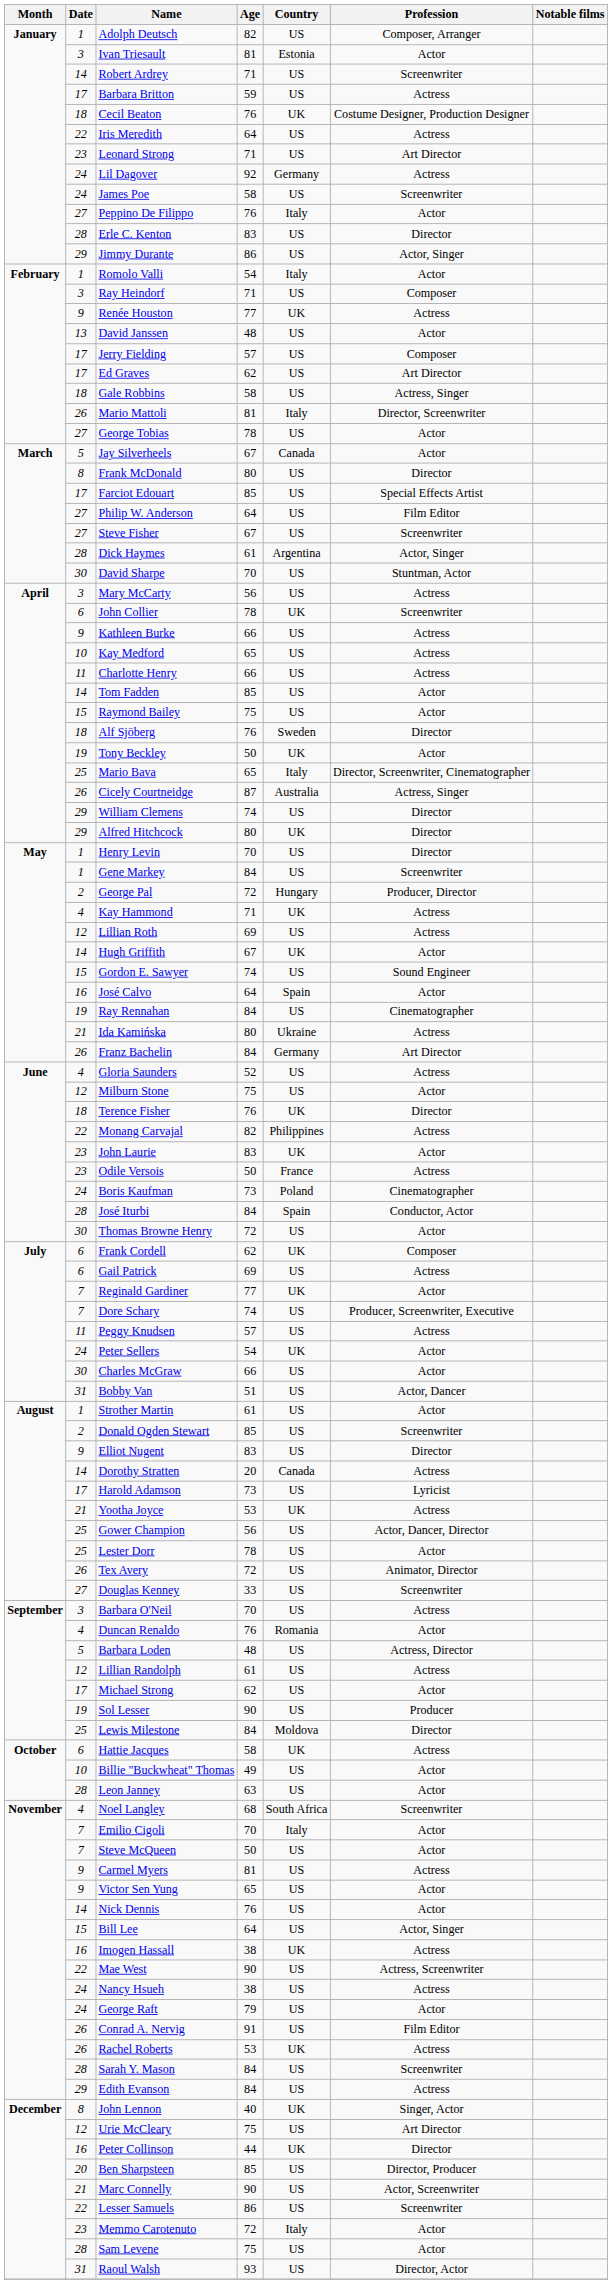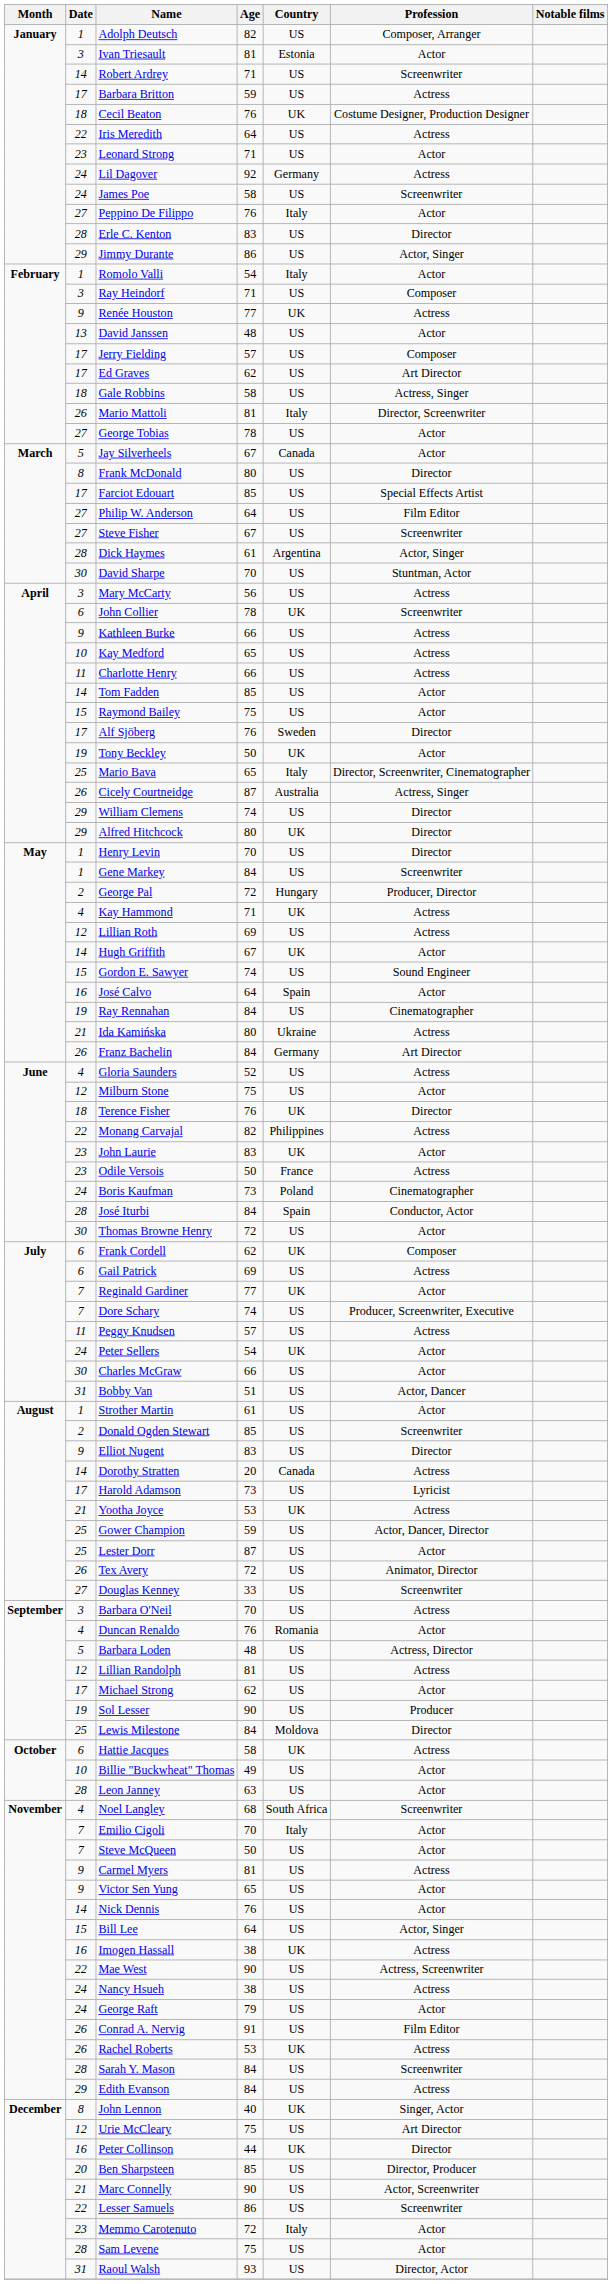(432, 154) Art Director -> (432, 154) Actor
(81, 733) 18 -> (81, 733) 17
(250, 1531) 56 -> (250, 1531) 59
(250, 1551) 78 -> (250, 1551) 87
(250, 1670) 61 -> (250, 1670) 81
